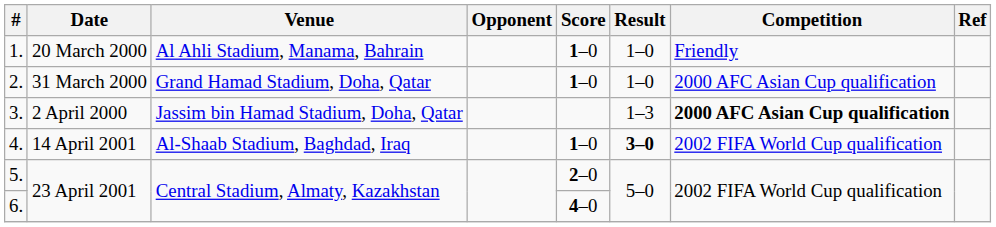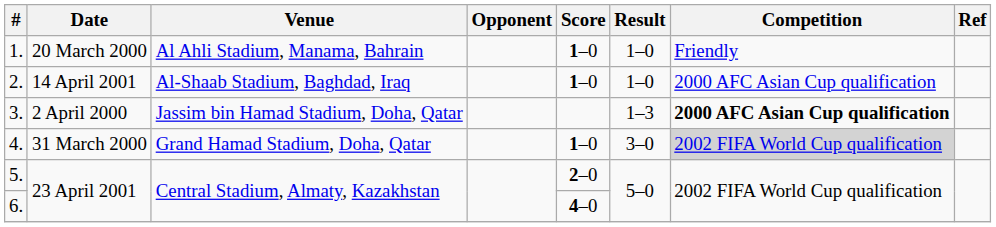(89, 82) 31 March 2000 -> (84, 82) 14 April 2001
(293, 82) Grand Hamad Stadium, Doha, Qatar -> (283, 82) Al-Shaab Stadium, Baghdad, Iraq
(84, 144) 14 April 2001 -> (89, 144) 31 March 2000
(283, 144) Al-Shaab Stadium, Baghdad, Iraq -> (293, 144) Grand Hamad Stadium, Doha, Qatar
(640, 144) bold -> (640, 144) normal
(808, 144) no background -> (808, 144) lightgrey background
